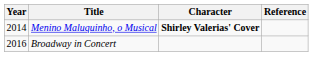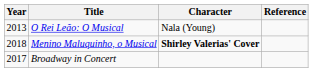+ row: (77, 28)
(17, 28) 2014 -> (17, 43) 2018
(17, 43) 2016 -> (17, 59) 2017
